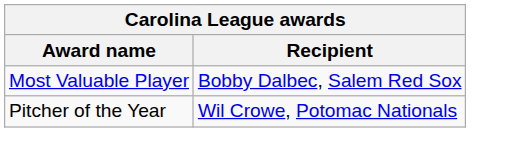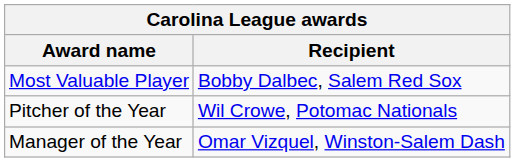+ row: (95, 141)
